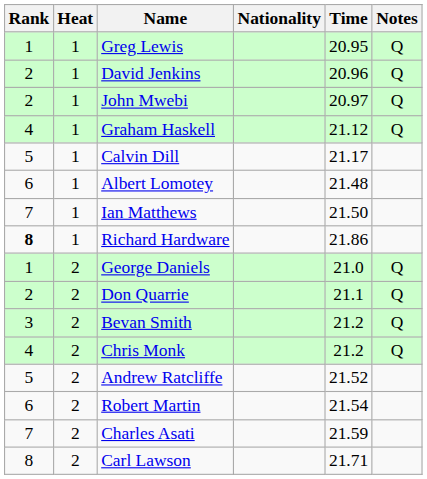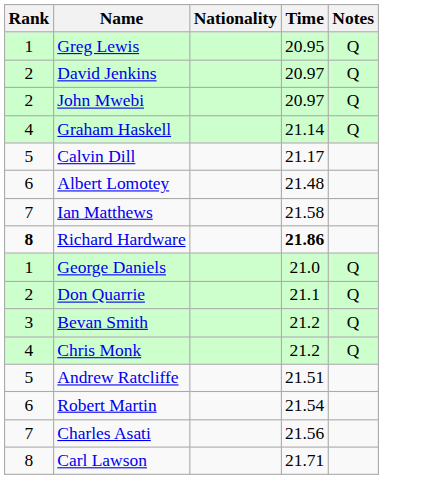- column: (75, 18)
(349, 73) 20.96 -> (305, 73) 20.97
(349, 128) 21.12 -> (305, 128) 21.14
(349, 211) 21.50 -> (305, 211) 21.58
(349, 239) normal -> (305, 239) bold
(349, 377) 21.52 -> (305, 377) 21.51
(349, 433) 21.59 -> (305, 433) 21.56
